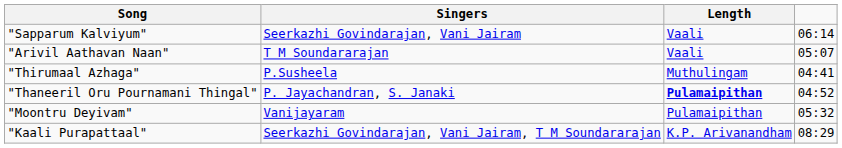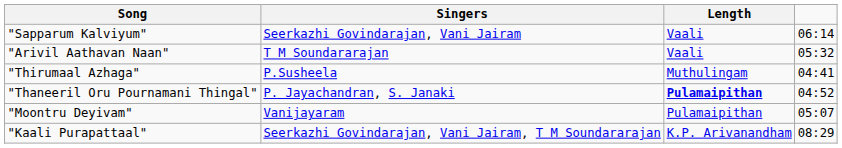(816, 54) 05:07 -> (816, 54) 05:32
(816, 113) 05:32 -> (816, 113) 05:07
